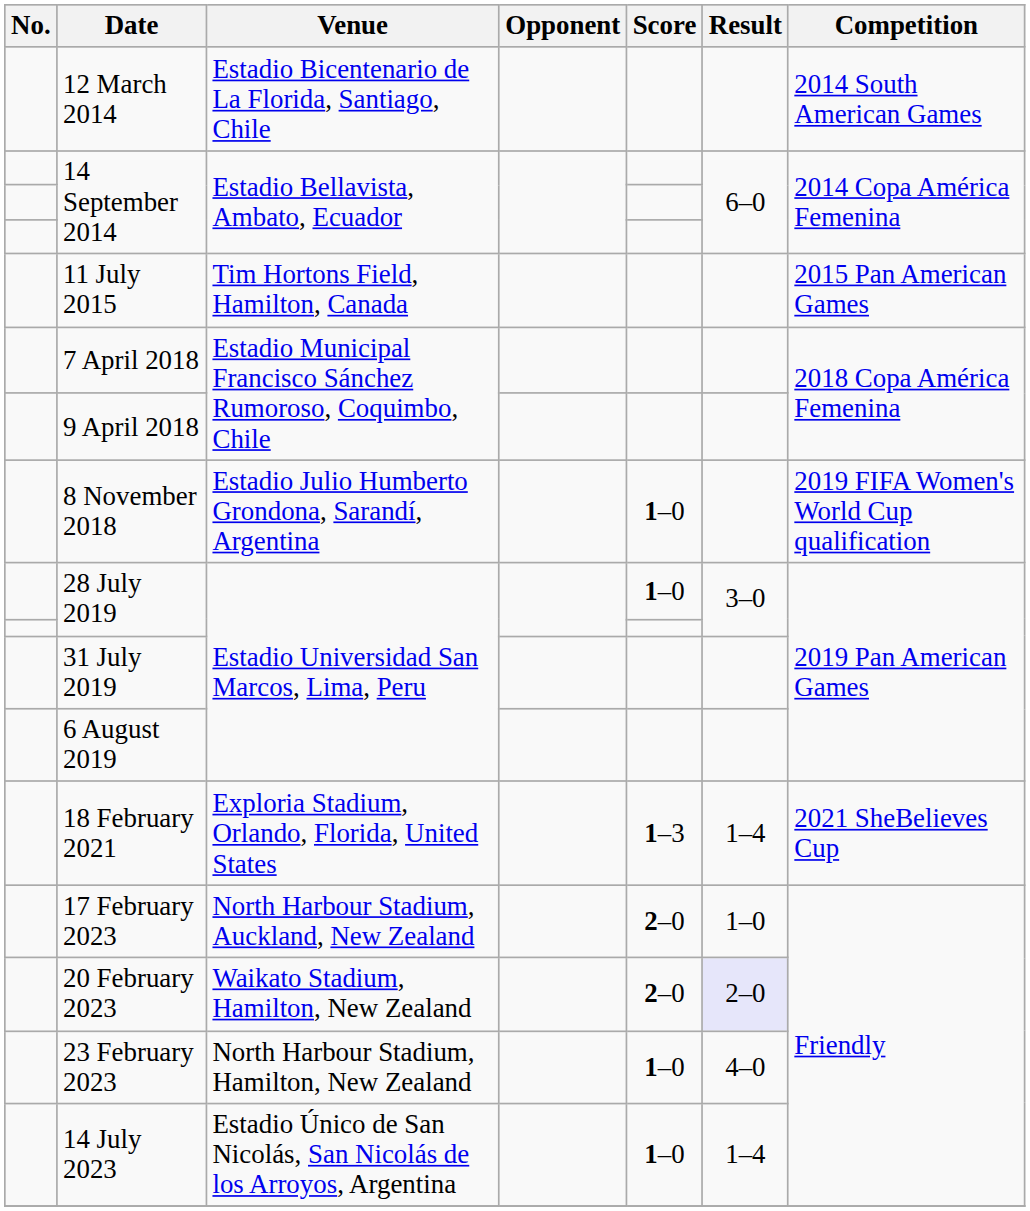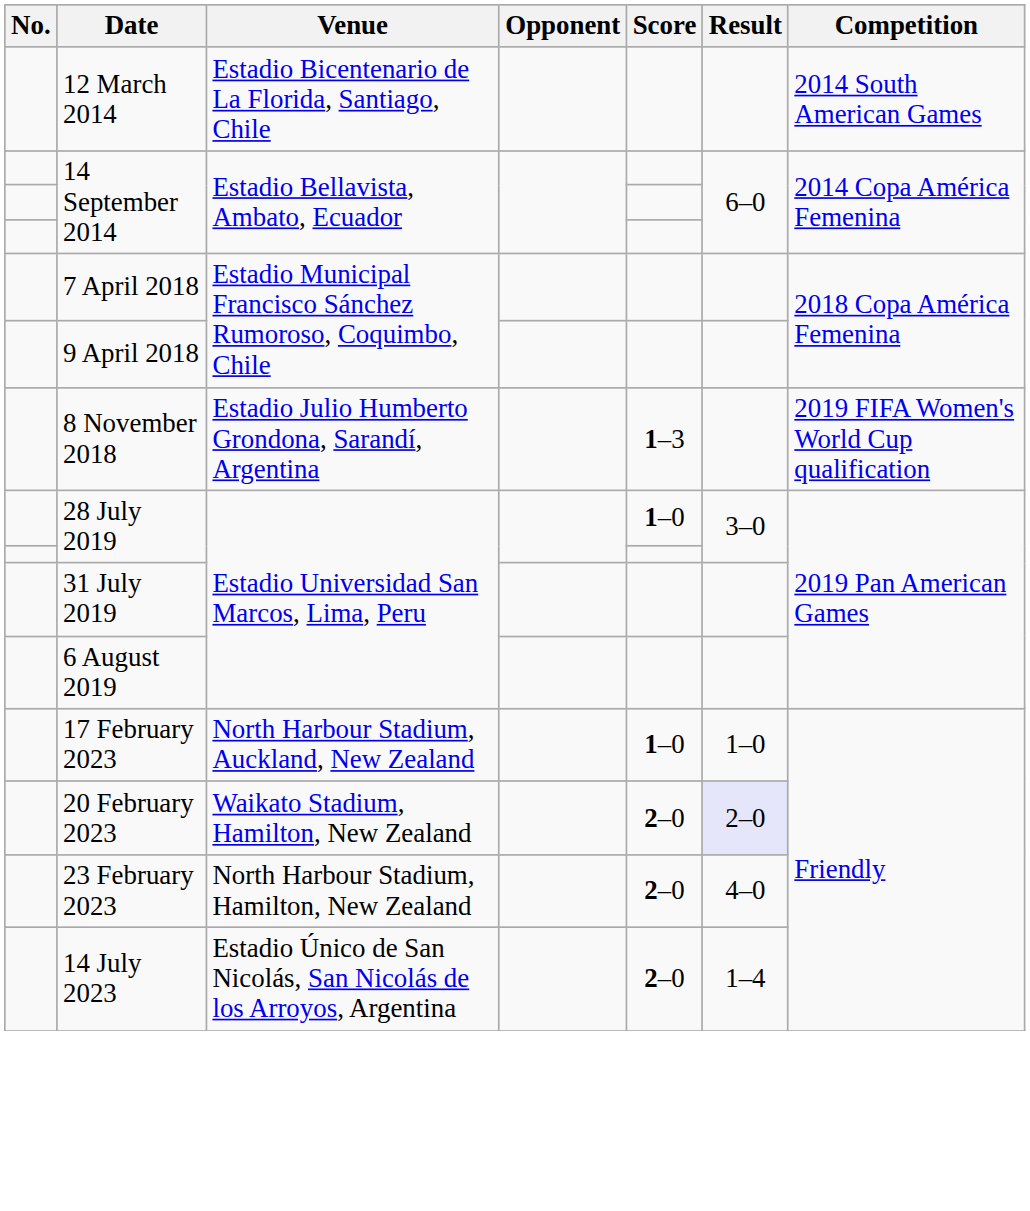- row: (102, 289)
(665, 511) 1–0 -> (665, 438) 1–3
- row: (128, 832)
(665, 920) 2–0 -> (665, 744) 1–0
(665, 1066) 1–0 -> (665, 890) 2–0
(665, 1154) 1–0 -> (665, 978) 2–0
